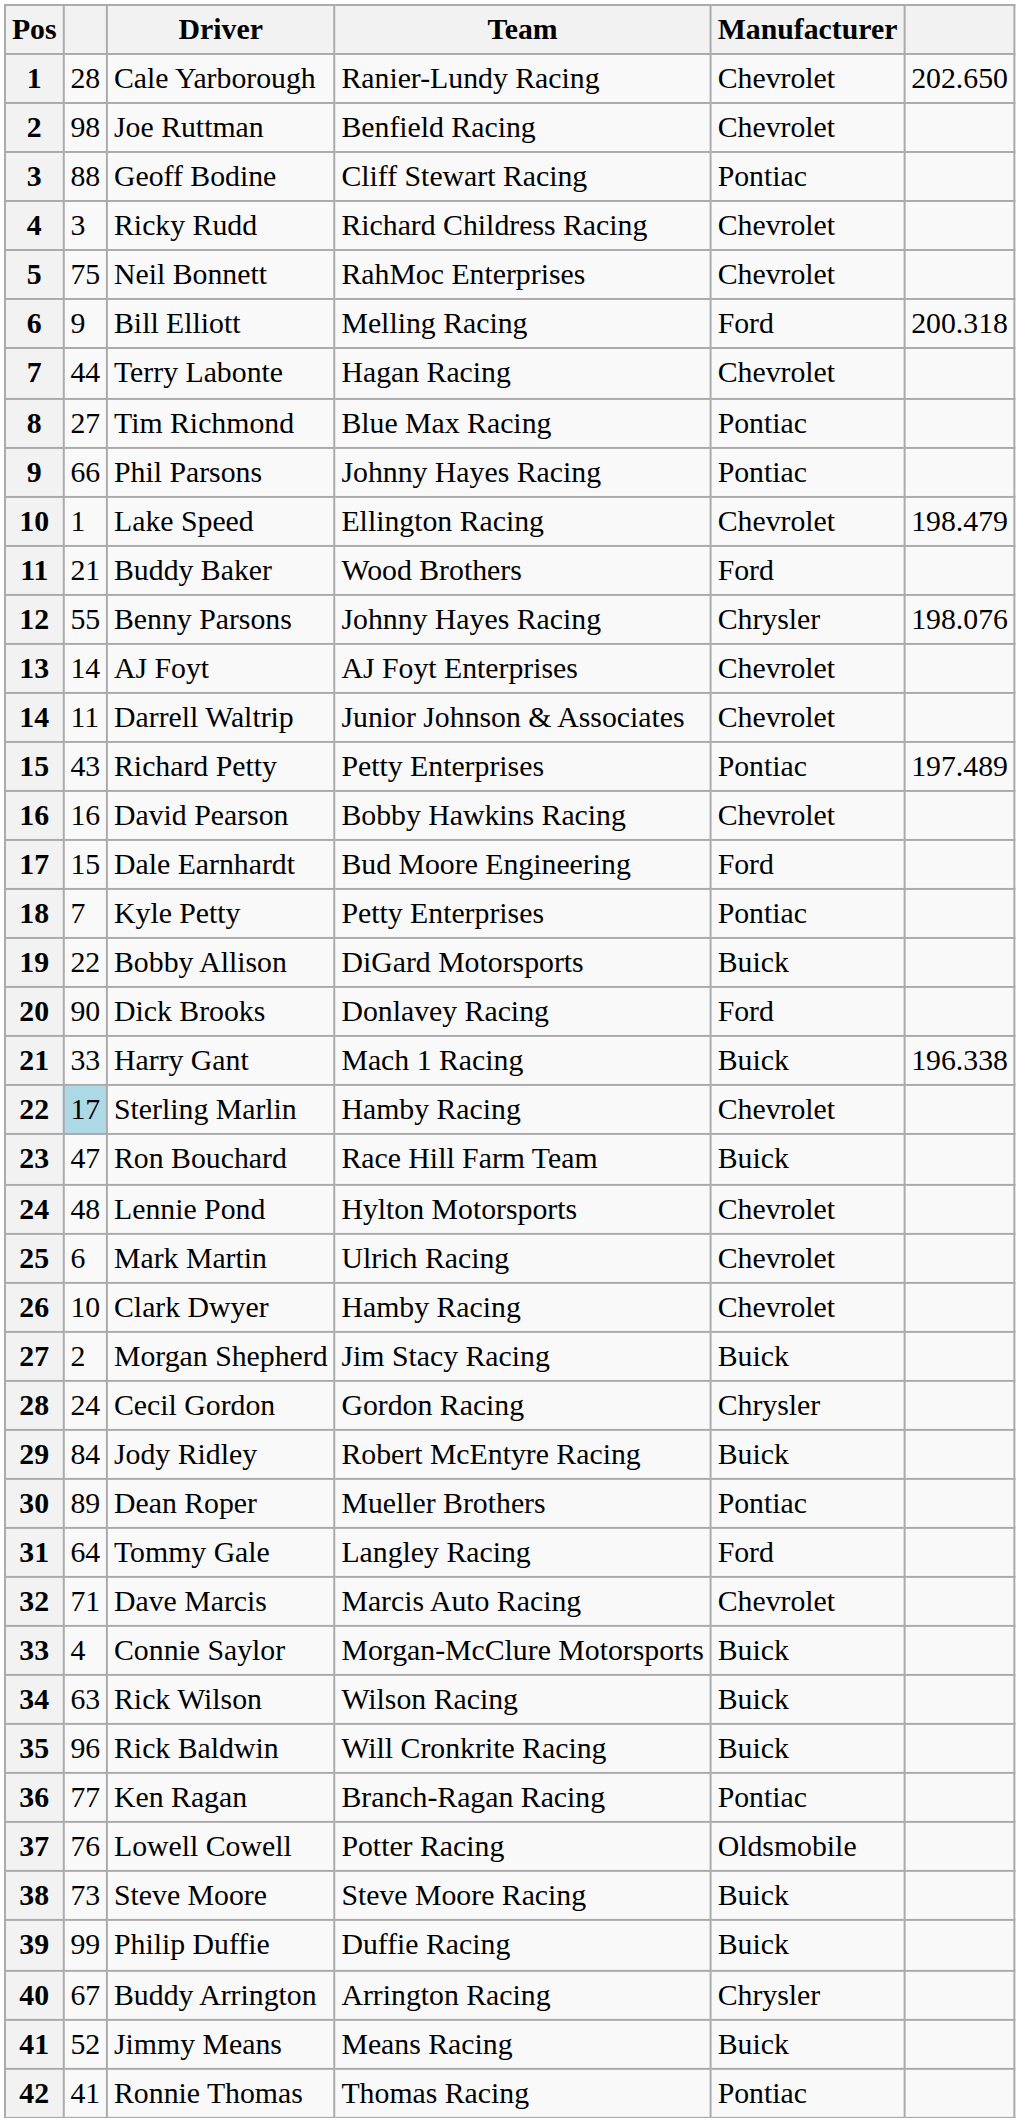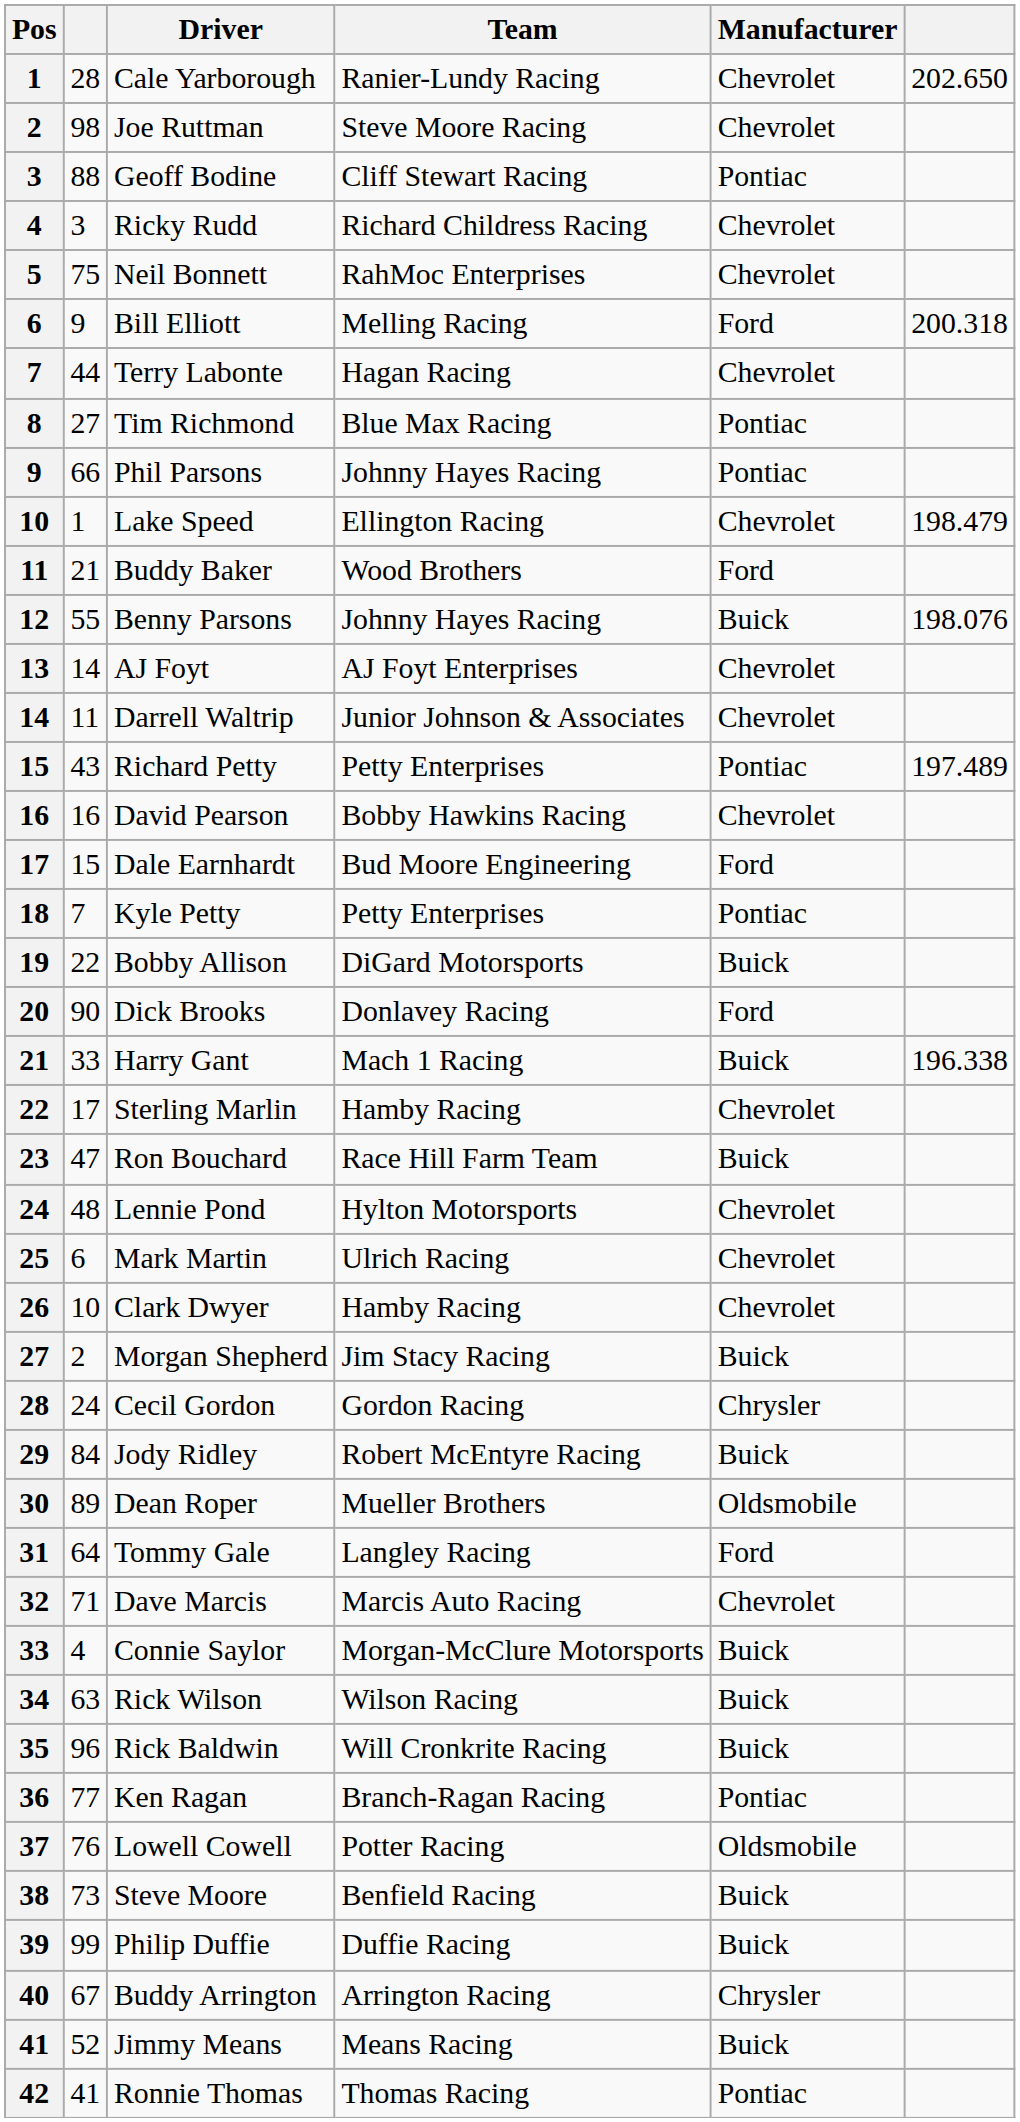(439, 127) Benfield Racing -> (464, 127) Steve Moore Racing
(769, 618) Chrysler -> (753, 618) Buick
(85, 1109) lightblue background -> (85, 1109) no background
(762, 1502) Pontiac -> (787, 1502) Oldsmobile
(464, 1895) Steve Moore Racing -> (439, 1895) Benfield Racing
